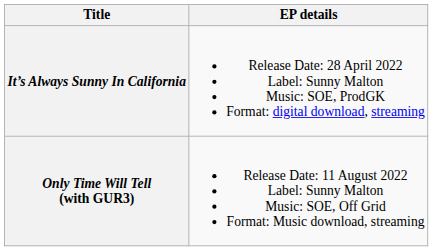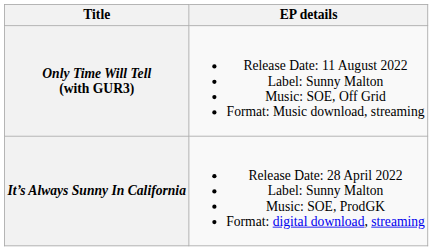rows swapped: (97, 81) <-> (97, 191)
